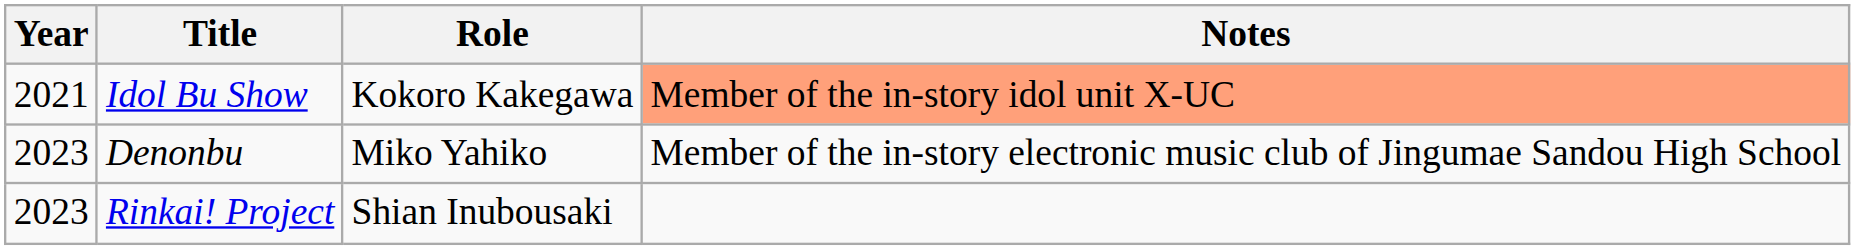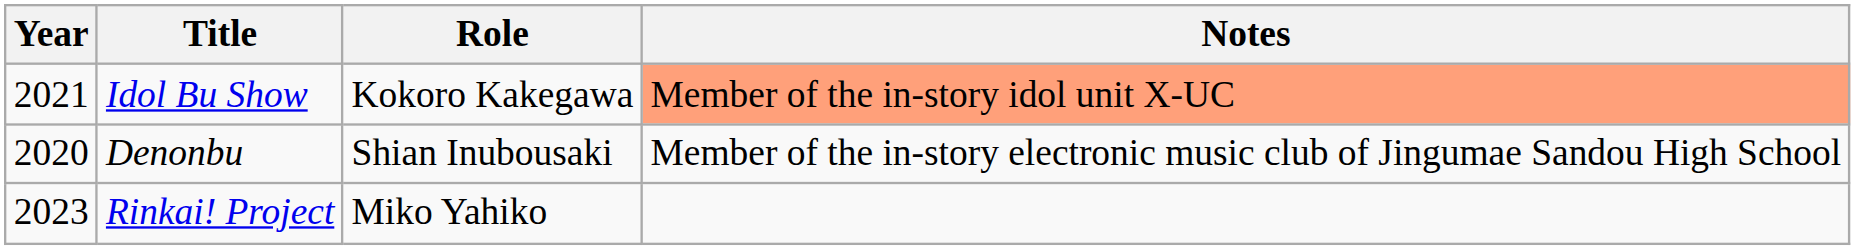(51, 152) 2023 -> (51, 152) 2020
(449, 152) Miko Yahiko -> (482, 152) Shian Inubousaki
(482, 212) Shian Inubousaki -> (449, 212) Miko Yahiko
